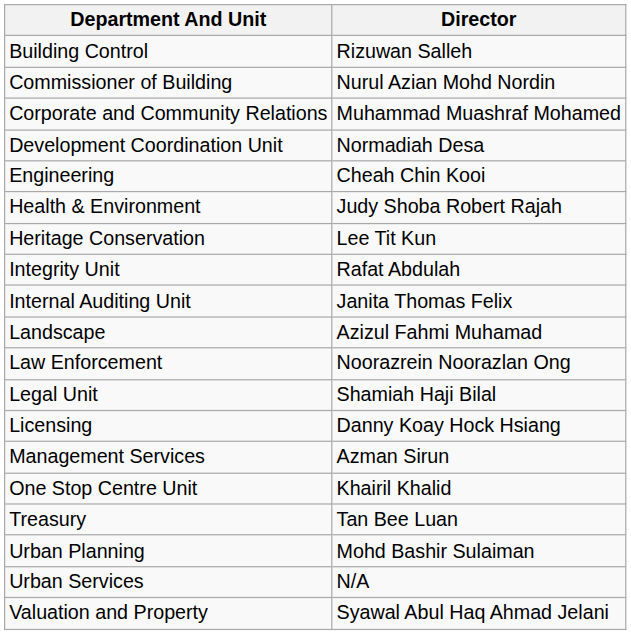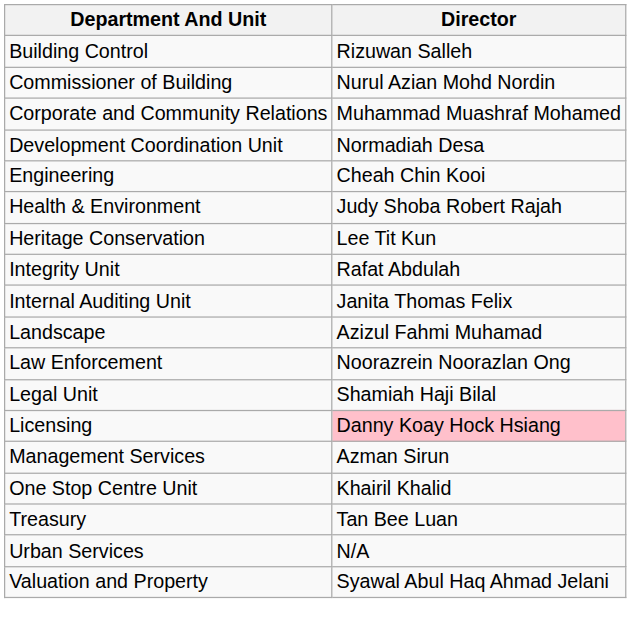(449, 425) no background -> (449, 425) pink background
- row: (77, 550)
